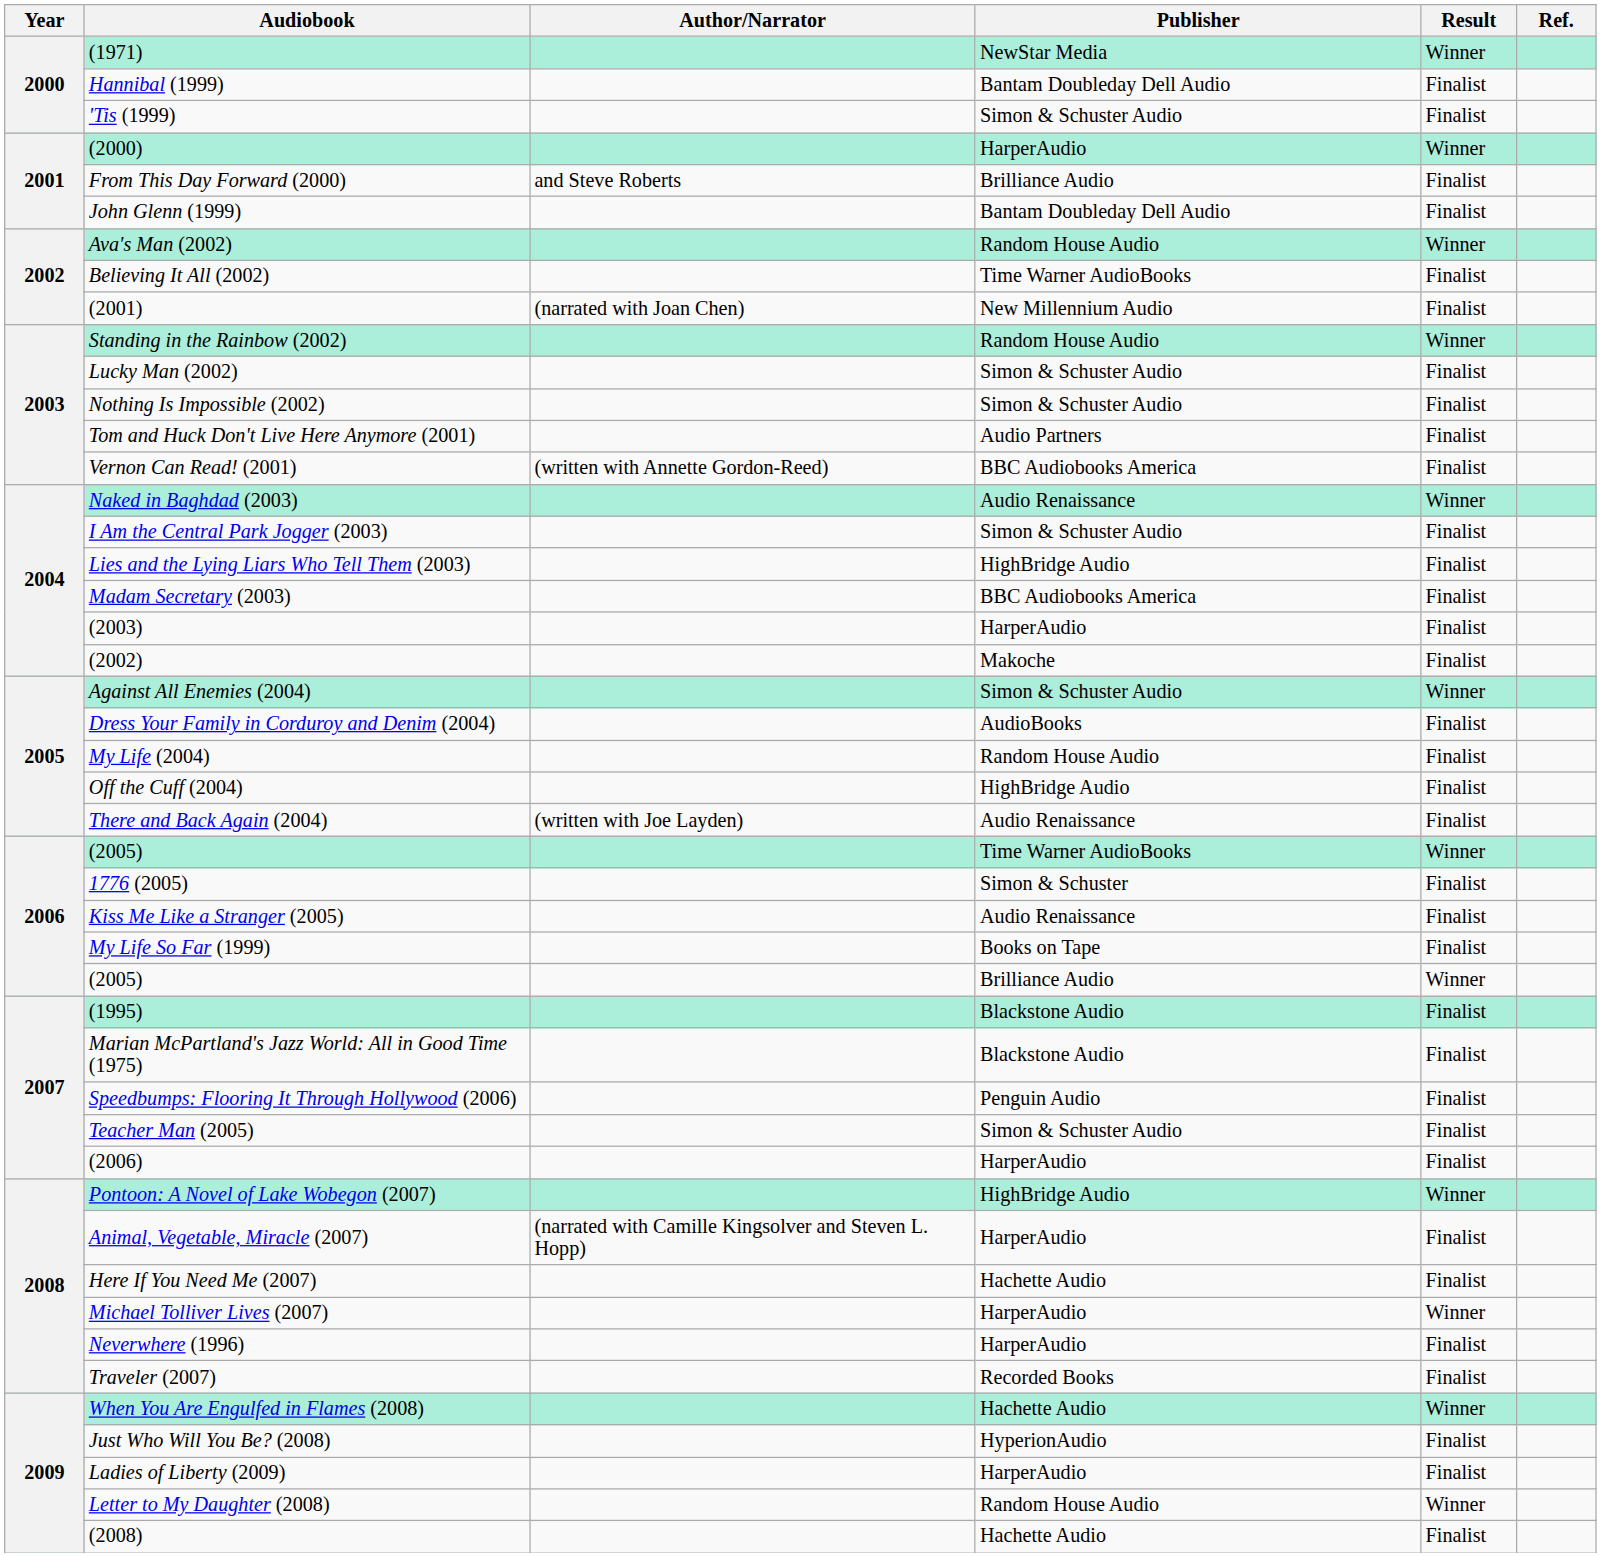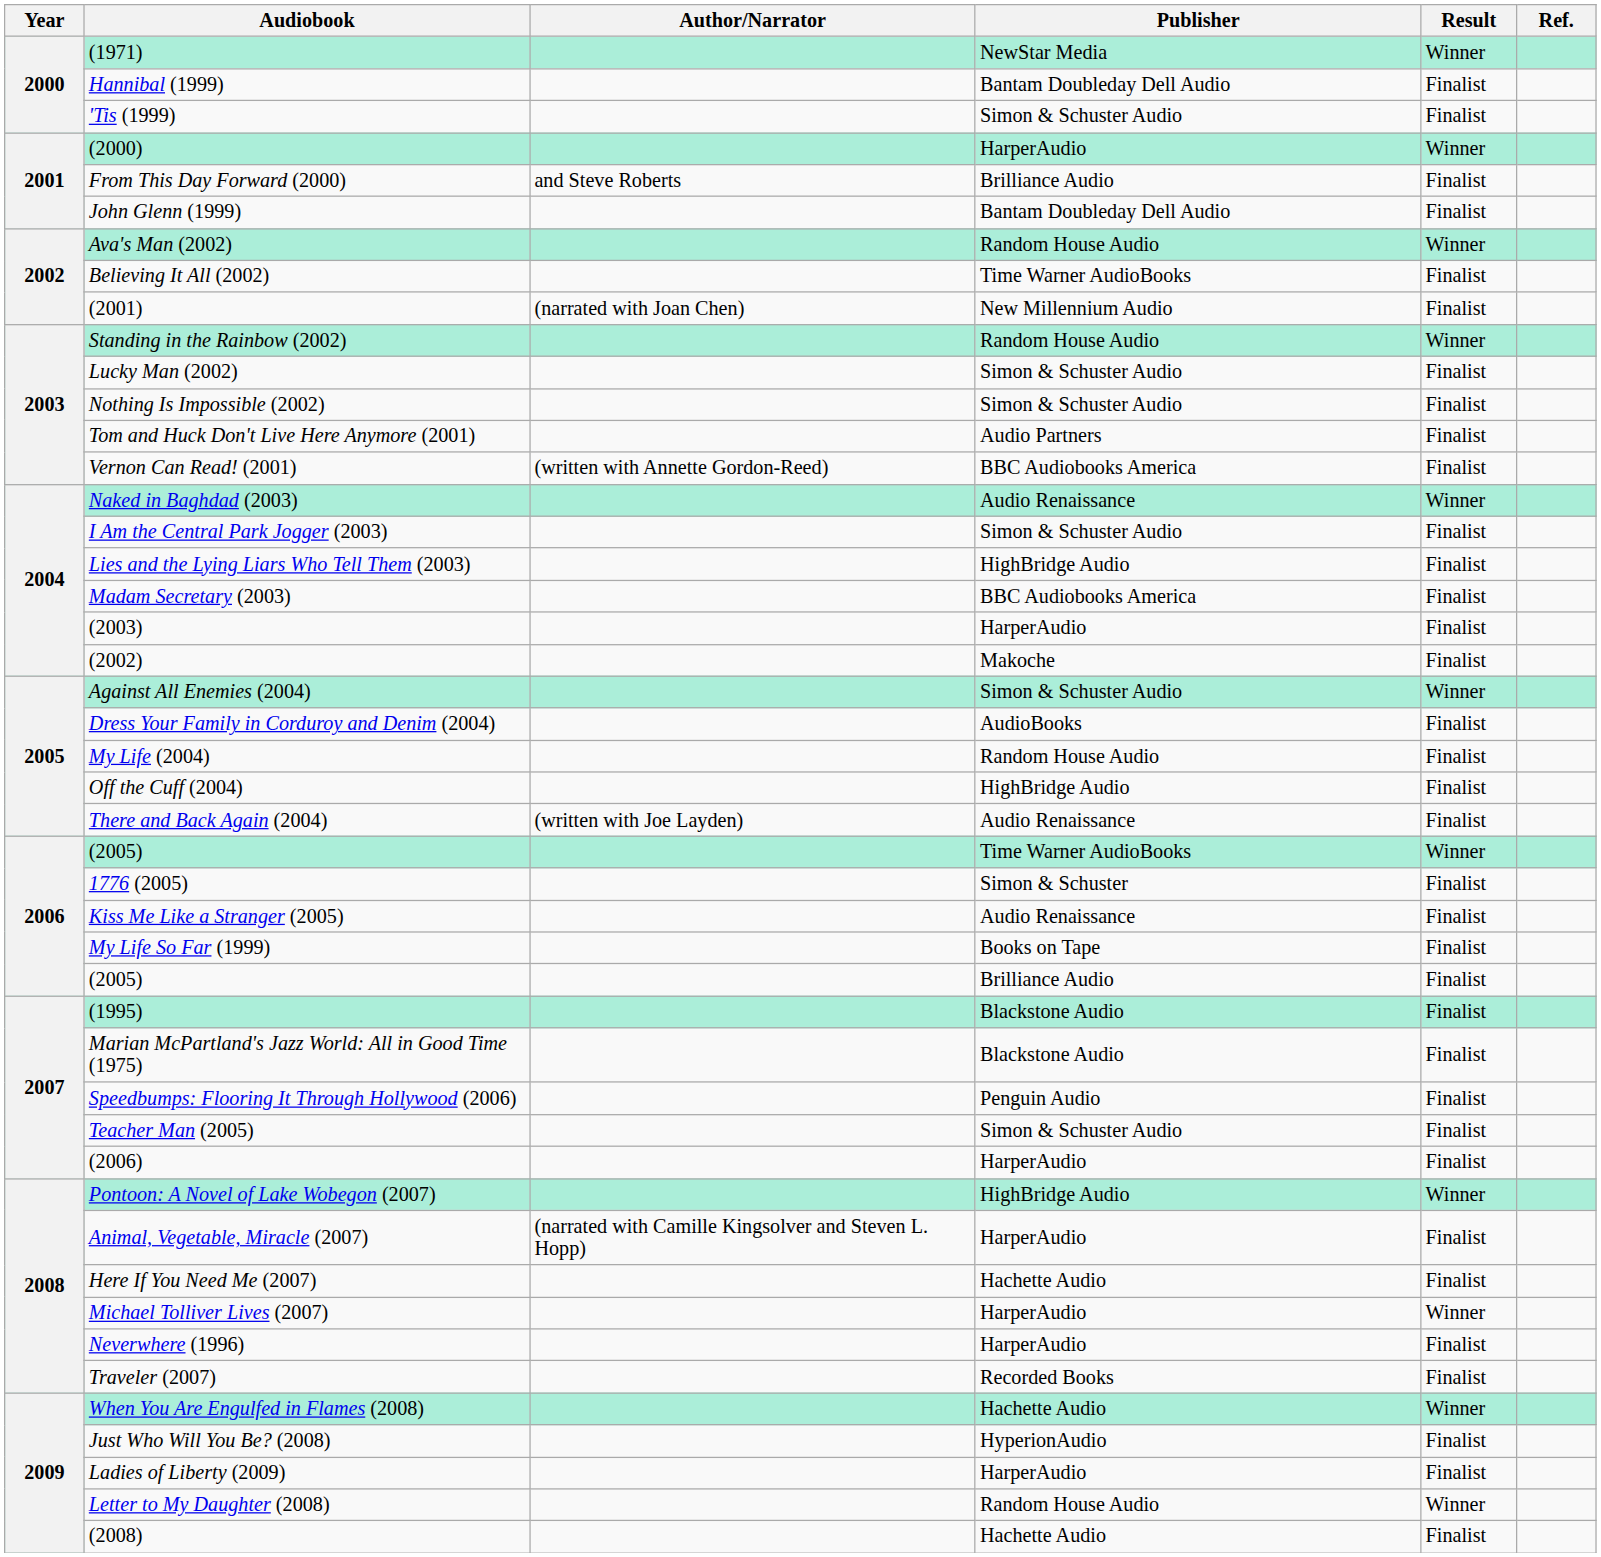(1455, 979) Winner -> (1456, 979) Finalist
